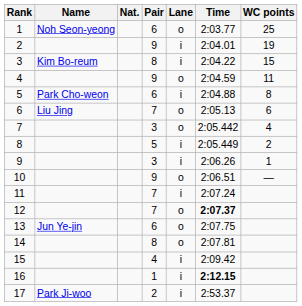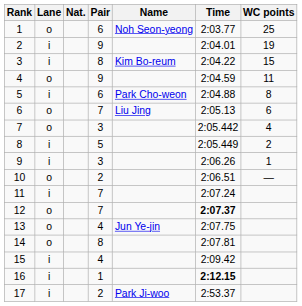columns swapped: (76, 12) <-> (181, 12)
(154, 177) 9 -> (100, 177) 2
(154, 227) 6 -> (100, 227) 4
